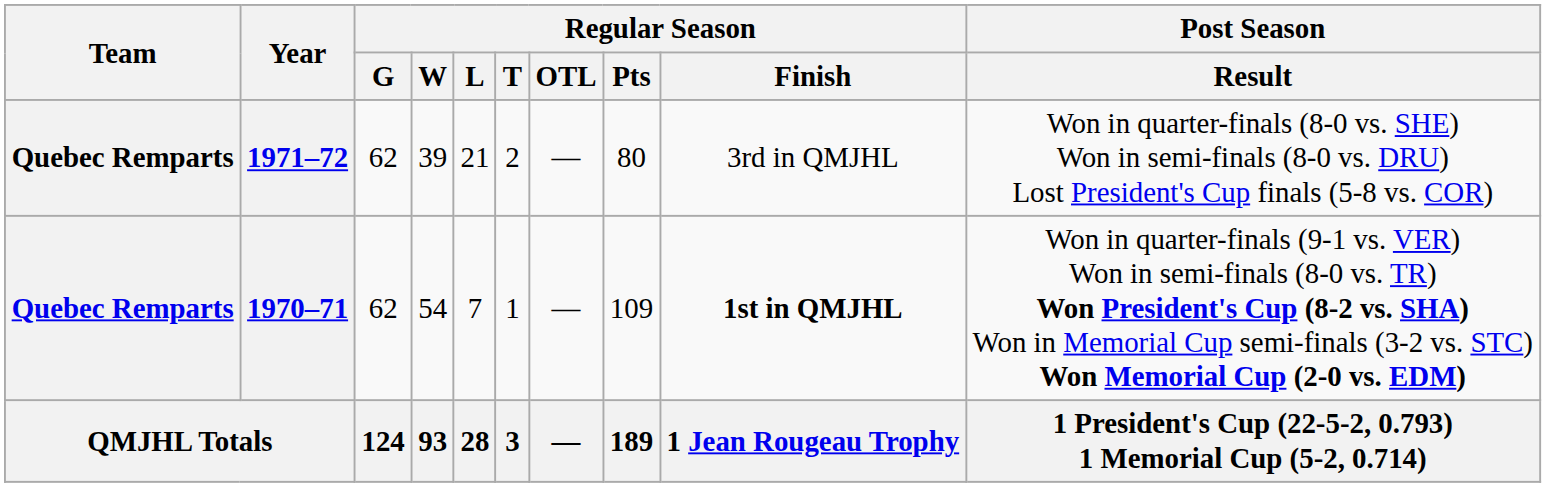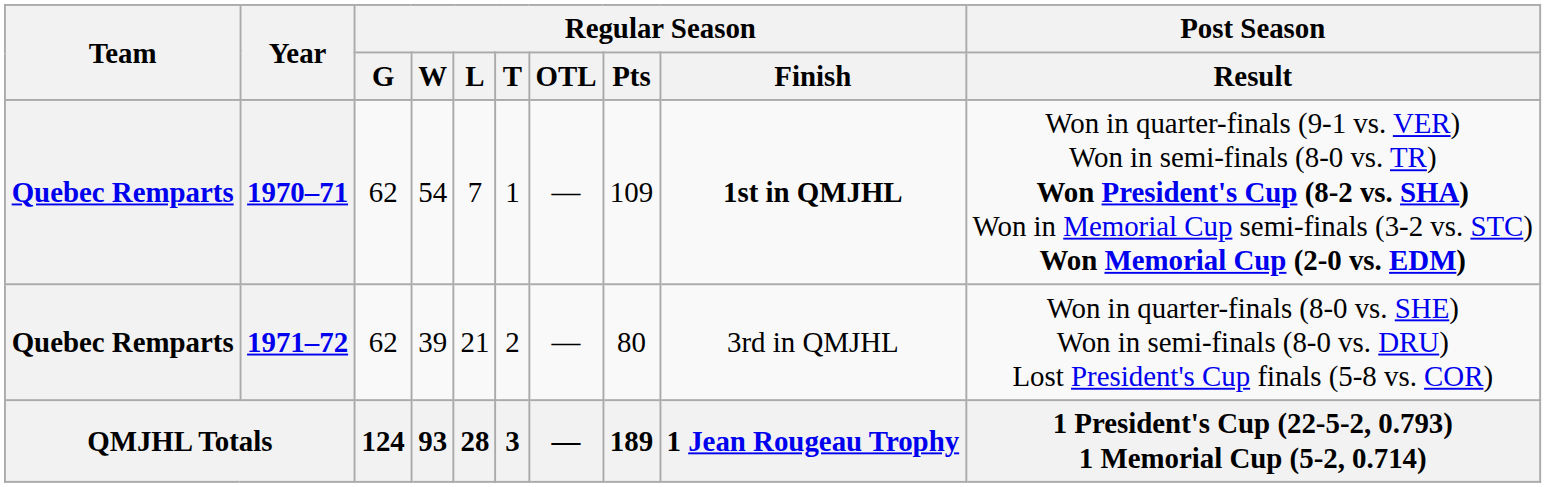rows swapped: (298, 308) <-> (298, 157)
